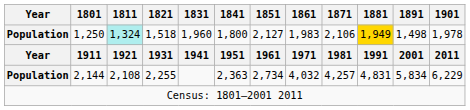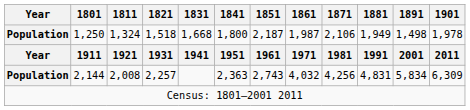(125, 35) paleturquoise background -> (125, 35) no background
(196, 35) 1,960 -> (196, 35) 1,668
(268, 35) 2,127 -> (268, 35) 2,187
(304, 35) 1,983 -> (304, 35) 1,987
(376, 35) gold background -> (376, 35) no background
(125, 75) 2,108 -> (125, 75) 2,008
(161, 75) 2,255 -> (161, 75) 2,257
(268, 75) 2,734 -> (268, 75) 2,743
(340, 75) 4,257 -> (340, 75) 4,256
(447, 75) 6,229 -> (447, 75) 6,309
